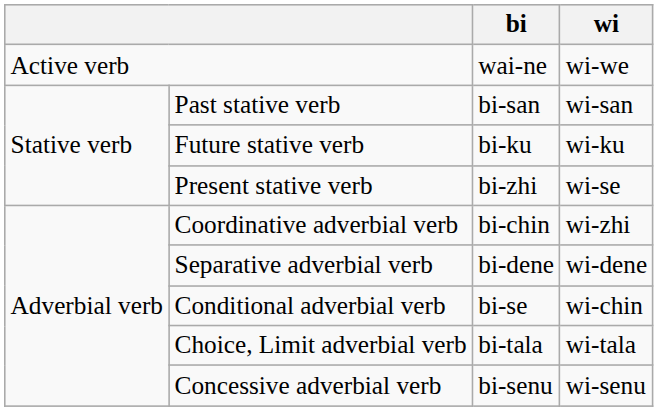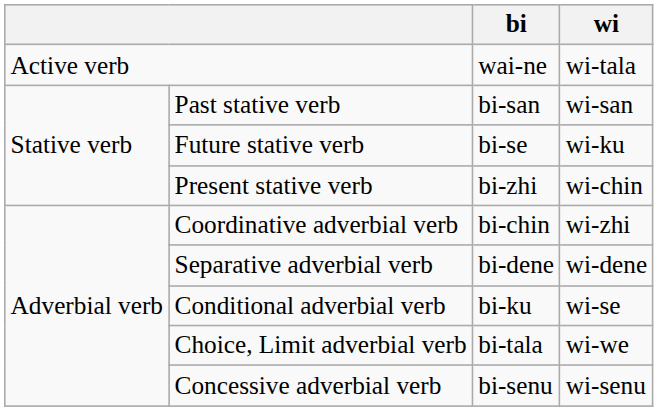(597, 64) wi-we -> (601, 64) wi-tala
(505, 144) bi-ku -> (503, 144) bi-se
(593, 184) wi-se -> (604, 184) wi-chin
(503, 305) bi-se -> (505, 305) bi-ku
(604, 305) wi-chin -> (593, 305) wi-se
(601, 345) wi-tala -> (597, 345) wi-we
